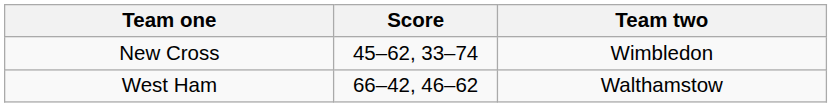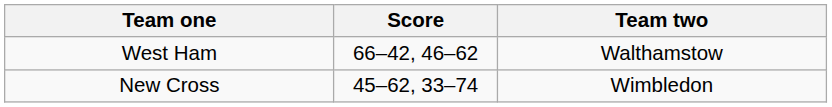rows swapped: (169, 53) <-> (169, 85)
